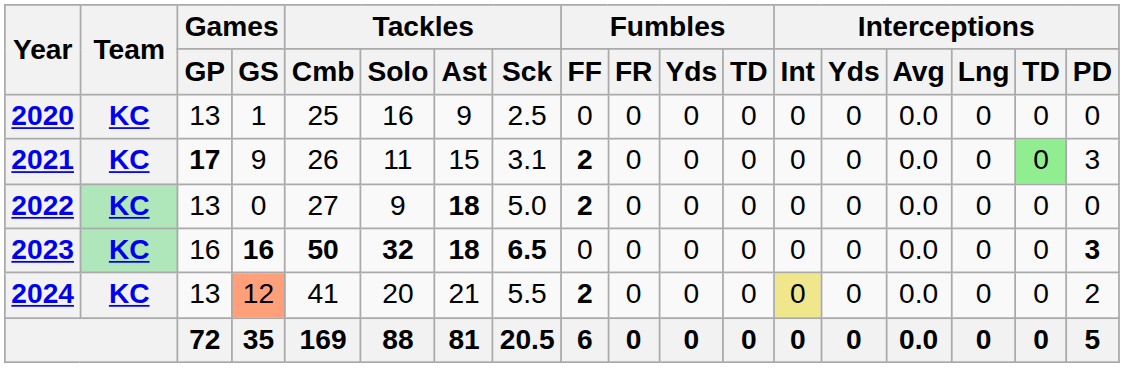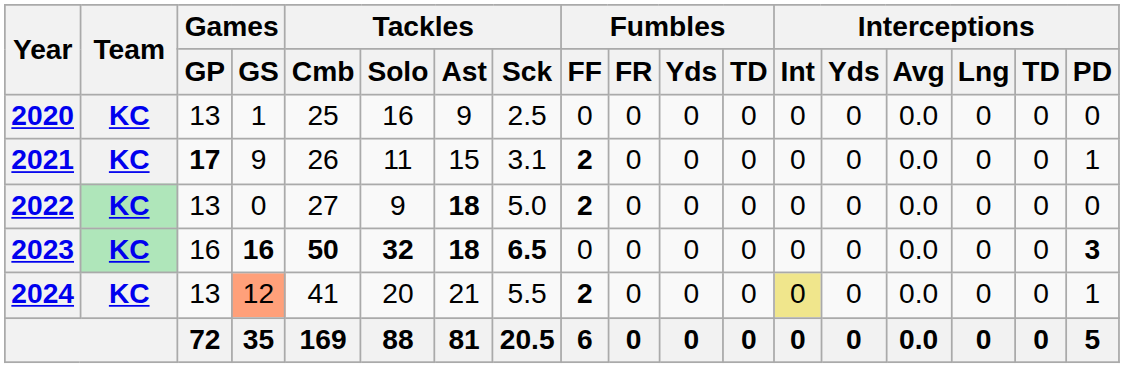(1041, 160) lightgreen background -> (1041, 160) no background
(1092, 160) 3 -> (1092, 160) 1
(1092, 294) 2 -> (1092, 294) 1
